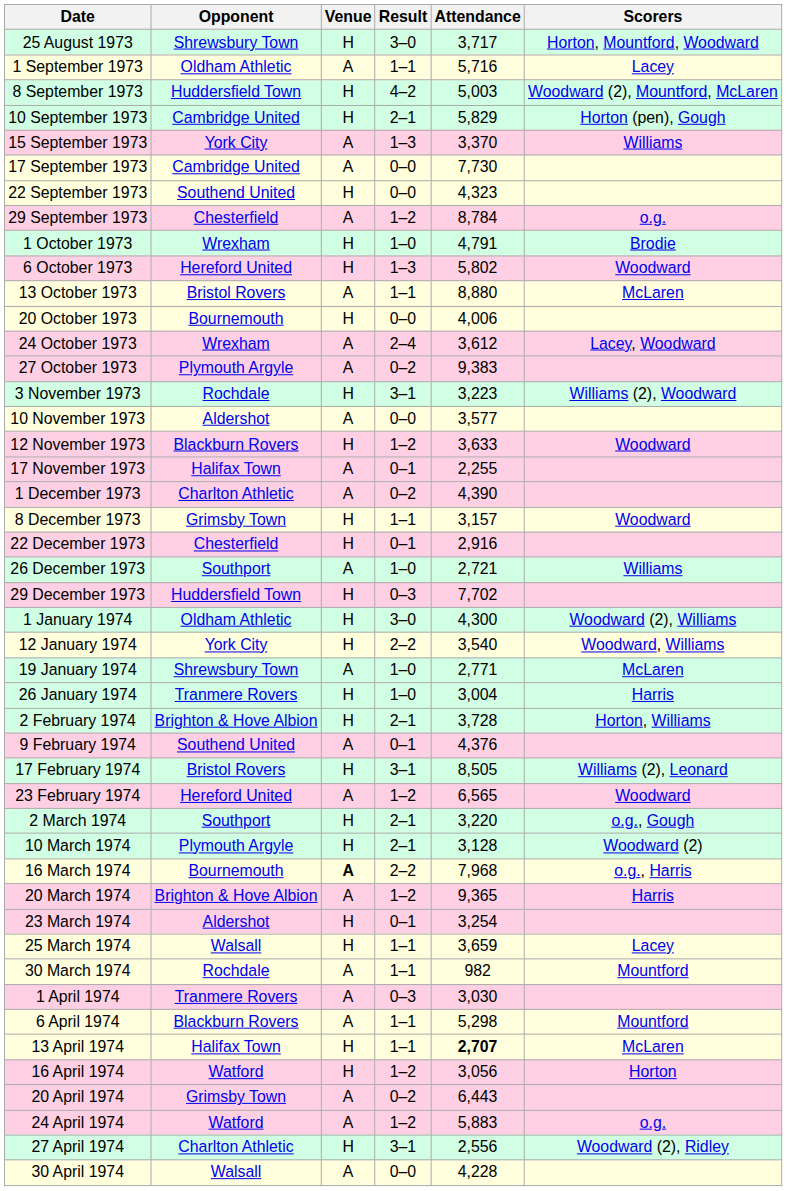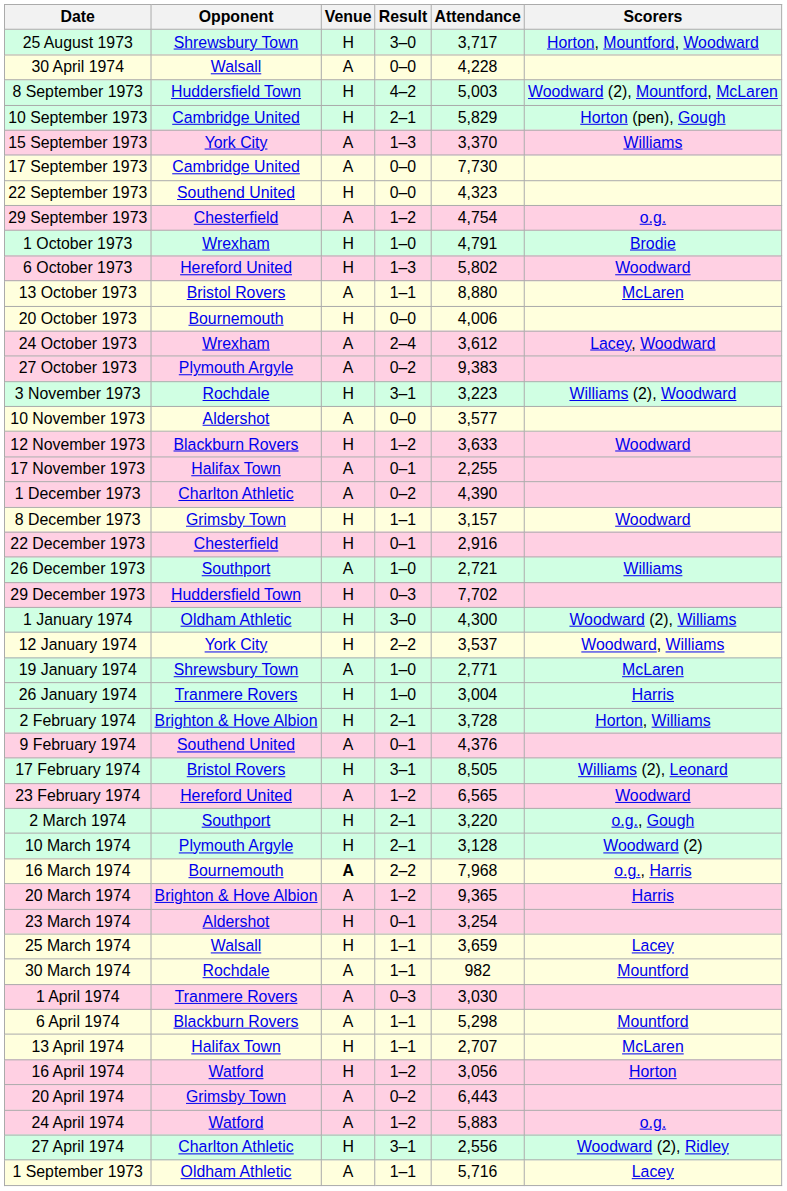rows swapped: (78, 67) <-> (78, 1172)
(478, 218) 8,784 -> (478, 218) 4,754
(478, 645) 3,540 -> (478, 645) 3,537
(478, 1047) bold -> (478, 1047) normal
